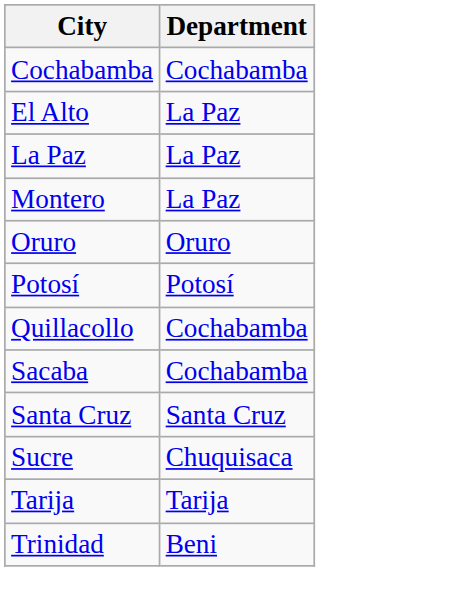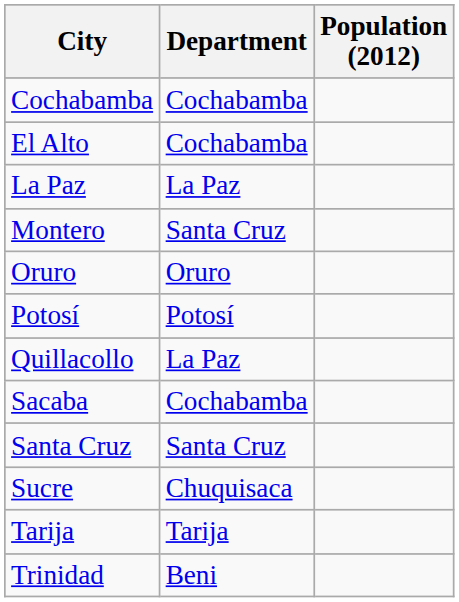+ column: (384, 41)
(203, 112) La Paz -> (237, 142) Cochabamba
(203, 198) La Paz -> (226, 229) Santa Cruz
(237, 328) Cochabamba -> (203, 358) La Paz
